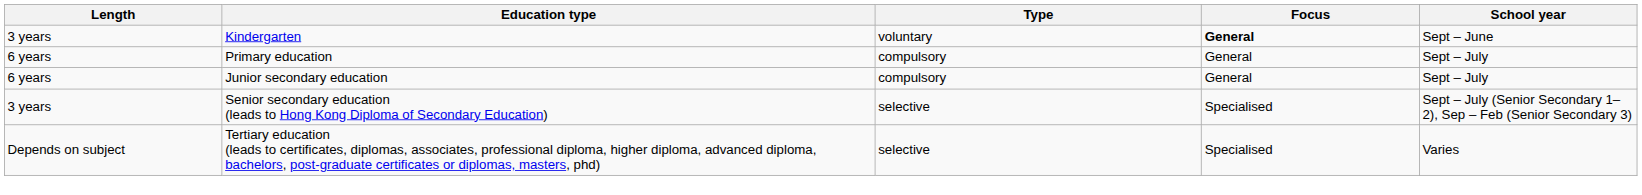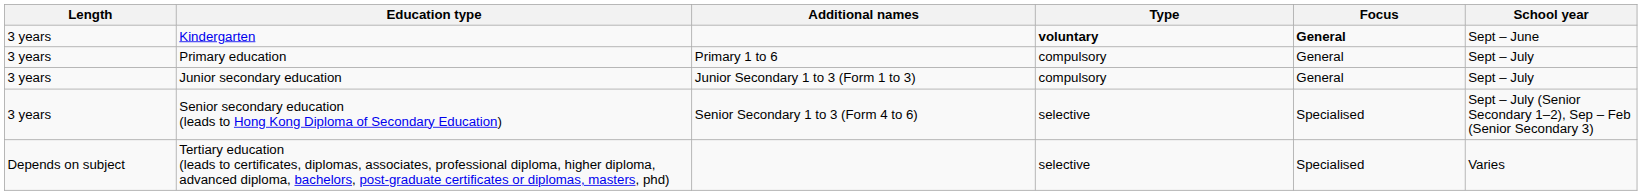+ column: (864, 15)
(905, 36) normal -> (1068, 36) bold
(29, 57) 6 years -> (29, 57) 3 years
(29, 78) 6 years -> (29, 78) 3 years
